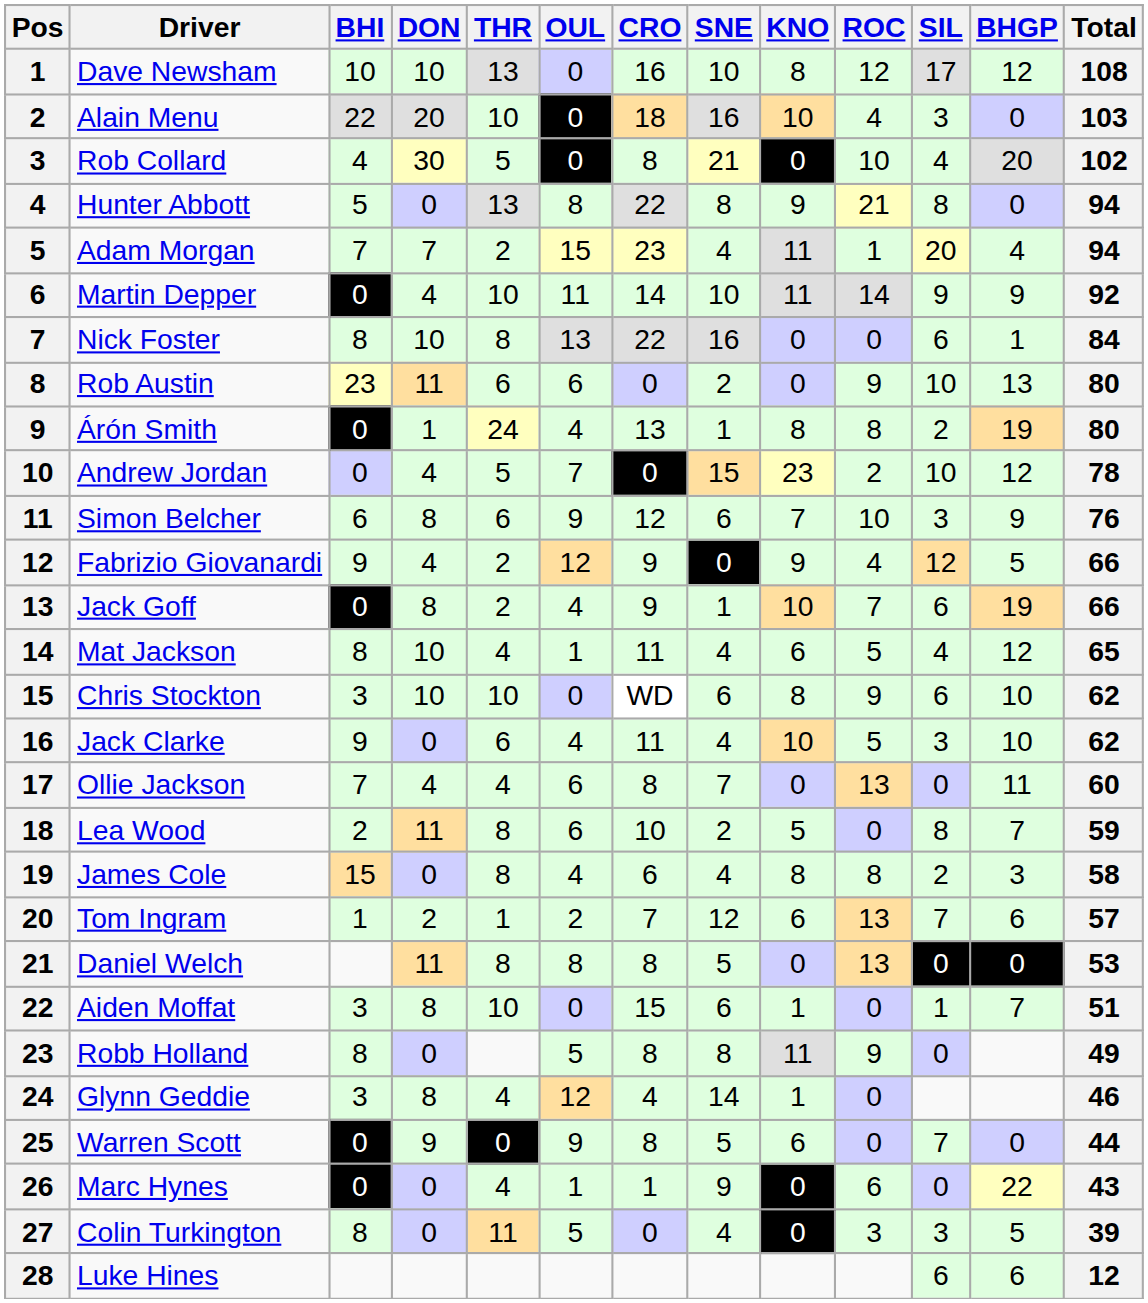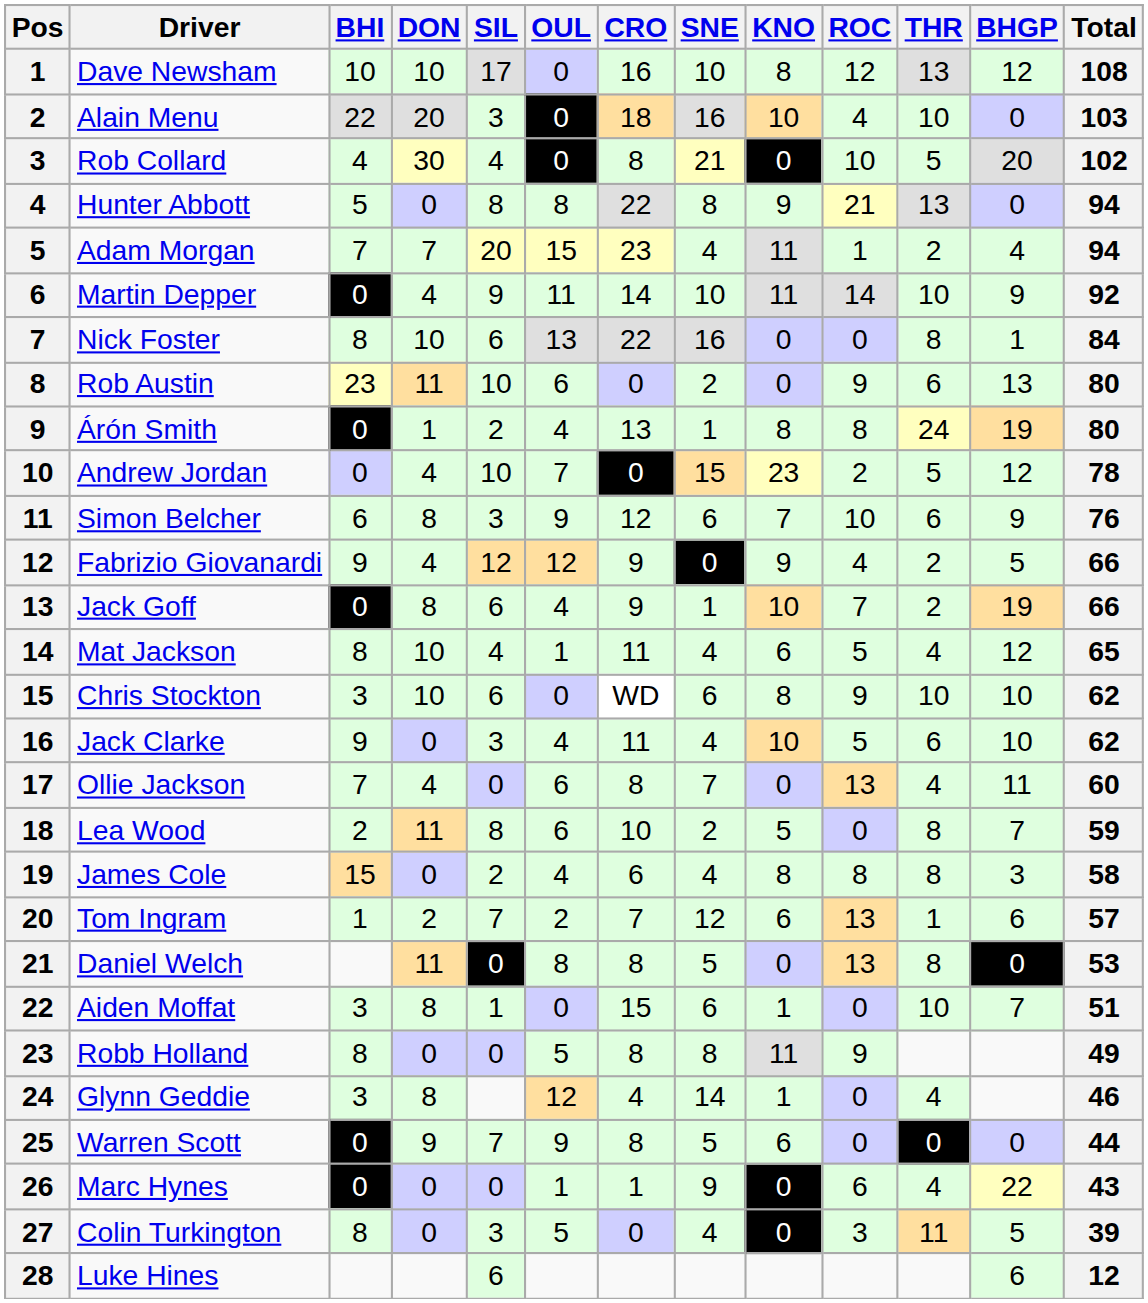columns swapped: (503, 27) <-> (941, 27)
